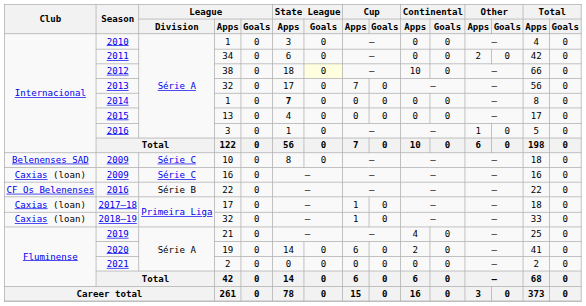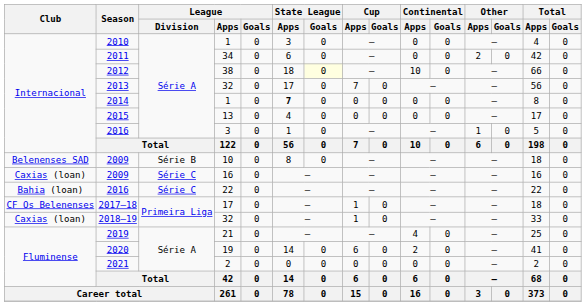(177, 160) Série C -> (177, 160) Série B
(50, 190) CF Os Belenenses -> (50, 190) Bahia (loan)
(177, 190) Série B -> (177, 190) Série C
(50, 205) Caxias (loan) -> (50, 205) CF Os Belenenses
